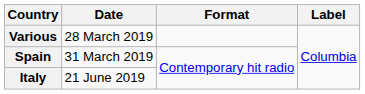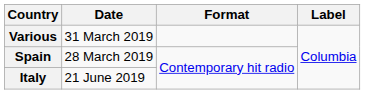(109, 36) 28 March 2019 -> (109, 36) 31 March 2019
(109, 57) 31 March 2019 -> (109, 57) 28 March 2019
